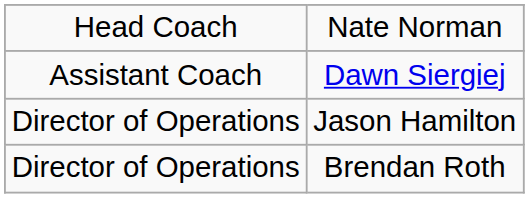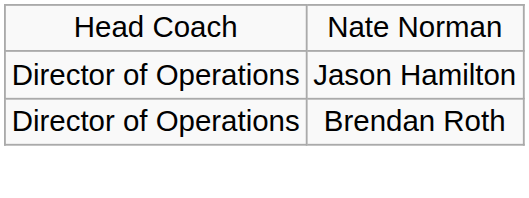- row: (415, 74)
